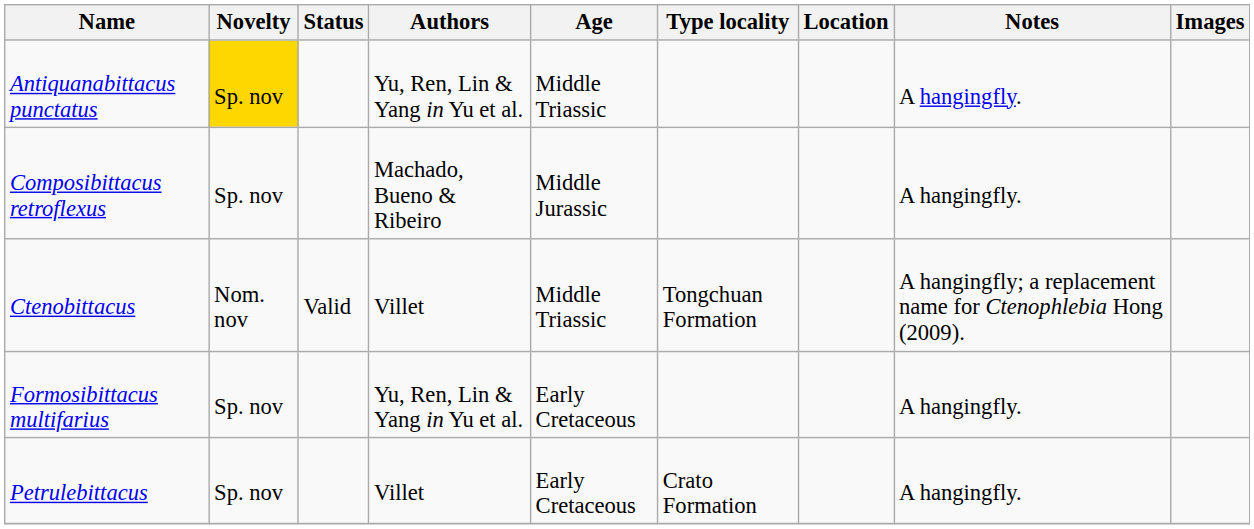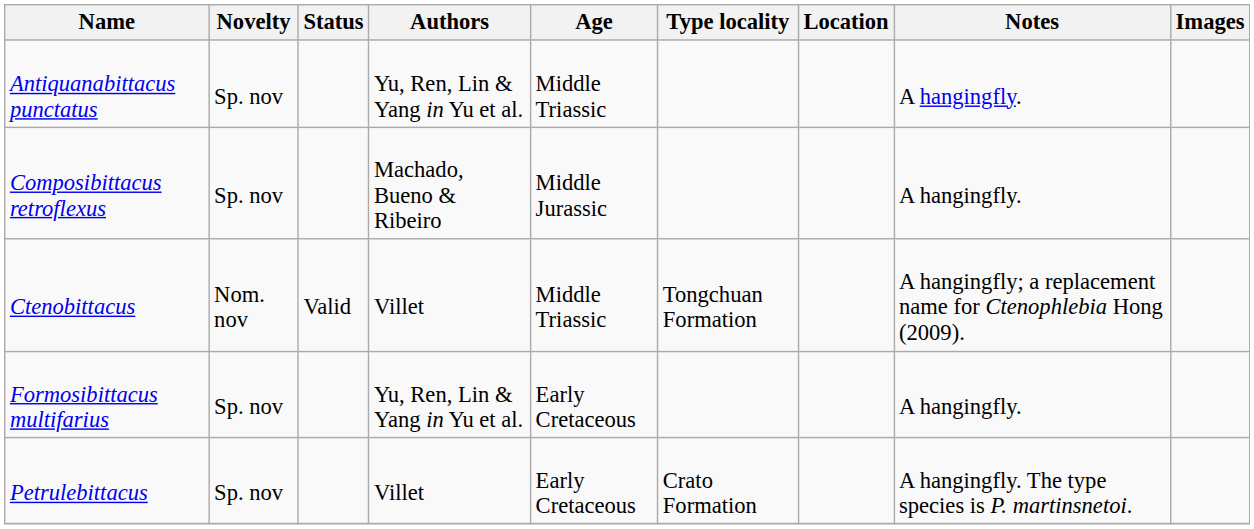(249, 96) gold background -> (249, 96) no background
(960, 493) A hangingfly. -> (1016, 493) A hangingfly. The type species is P. martinsnetoi.
